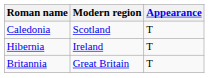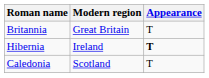rows swapped: (27, 64) <-> (29, 30)
(150, 47) normal -> (150, 47) bold
